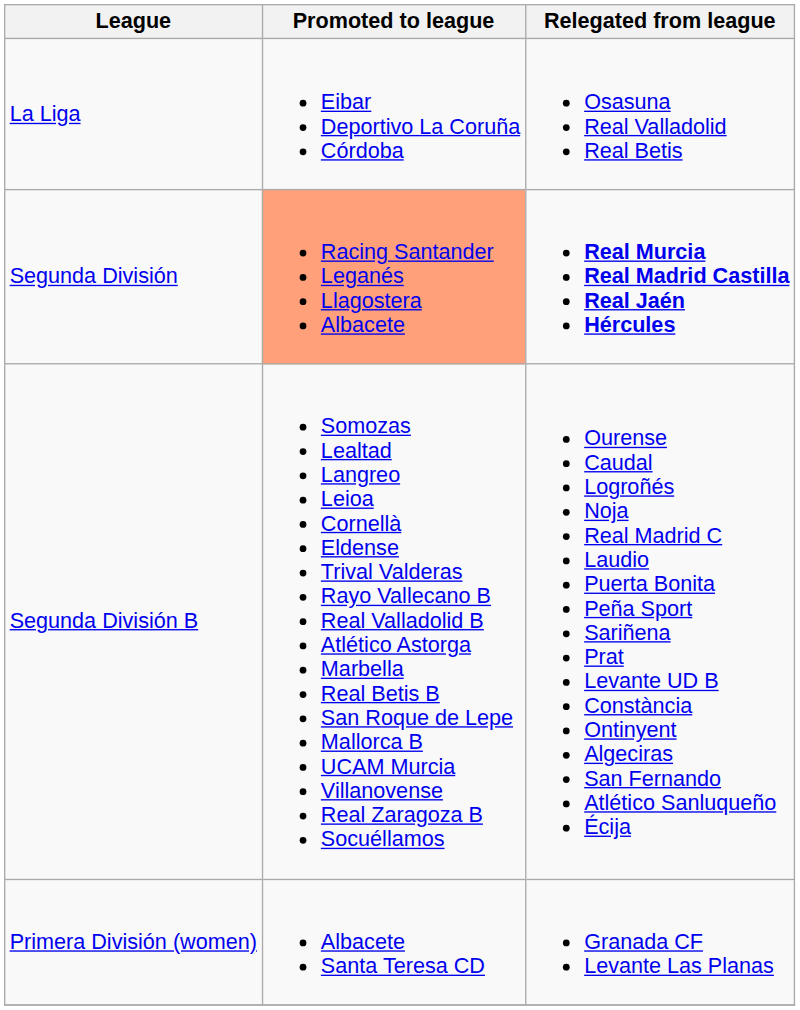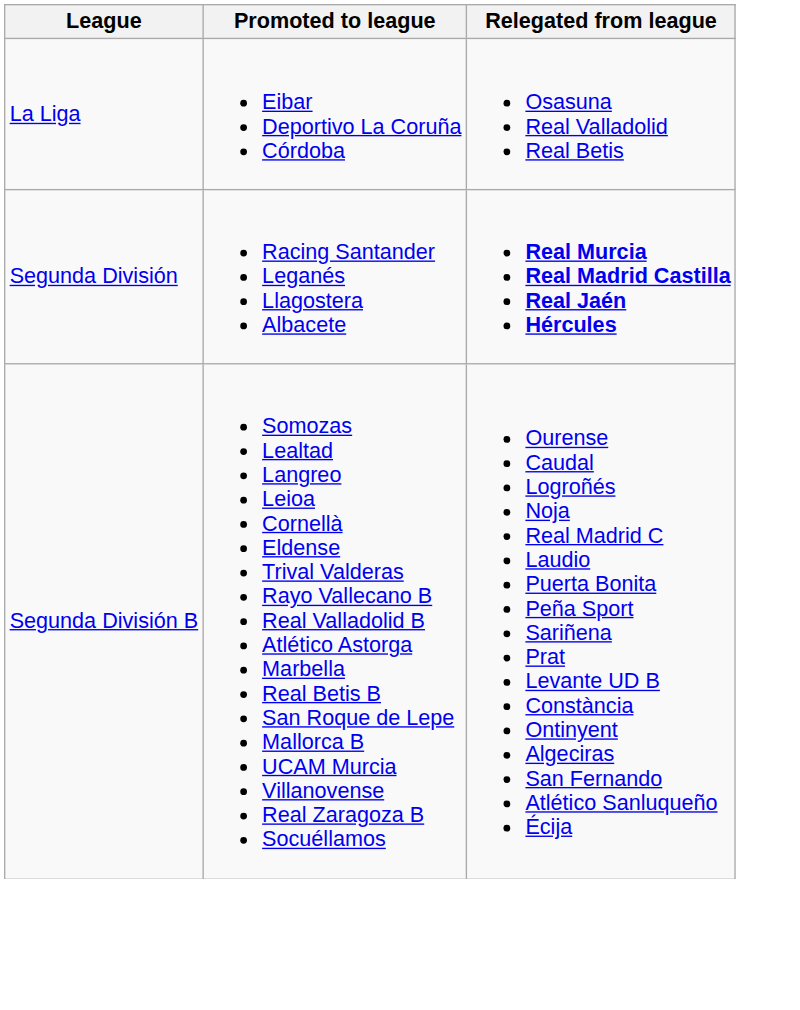(394, 289) lightsalmon background -> (335, 289) no background
- row: (133, 941)
